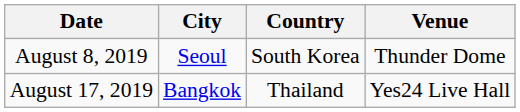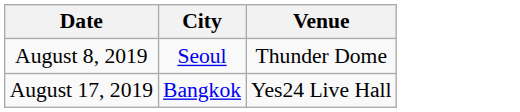- column: (305, 21)
